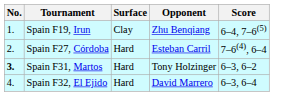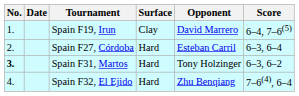+ column: (37, 12)
(181, 30) Zhu Benqiang -> (207, 30) David Marrero
(244, 49) 7–6(4), 6–4 -> (264, 47) 6–3, 6–4
(182, 83) David Marrero -> (206, 81) Zhu Benqiang
(239, 83) 6–3, 6–4 -> (269, 81) 7–6(4), 6–4
